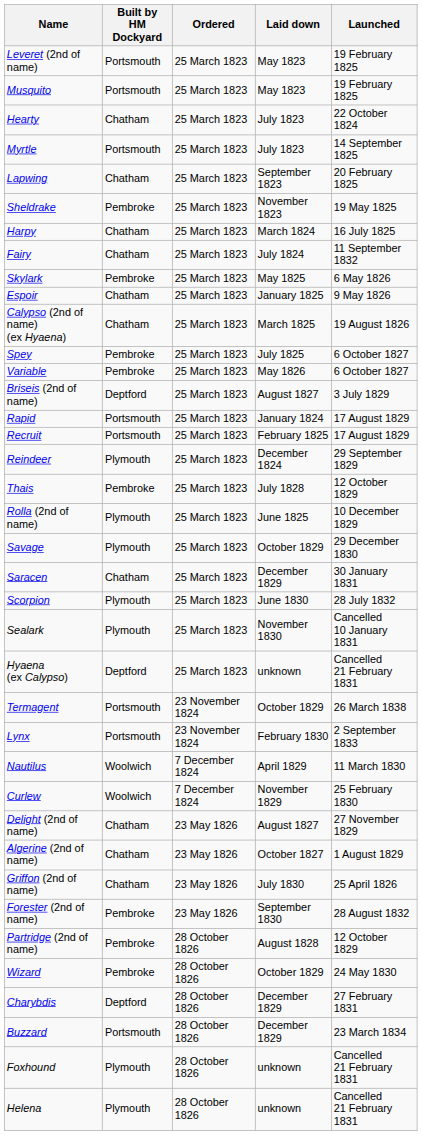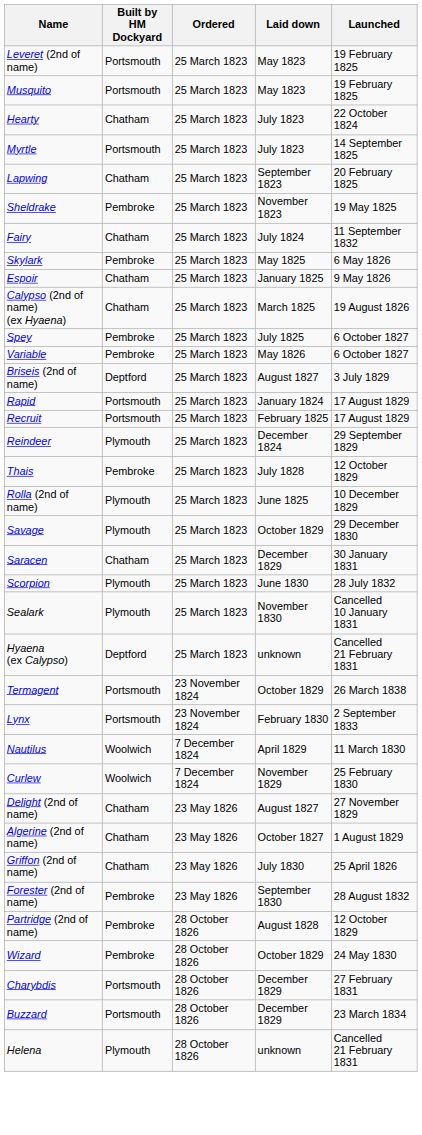- row: (21, 231)
(126, 1002) Deptford -> (133, 985) Portsmouth
- row: (31, 1067)
